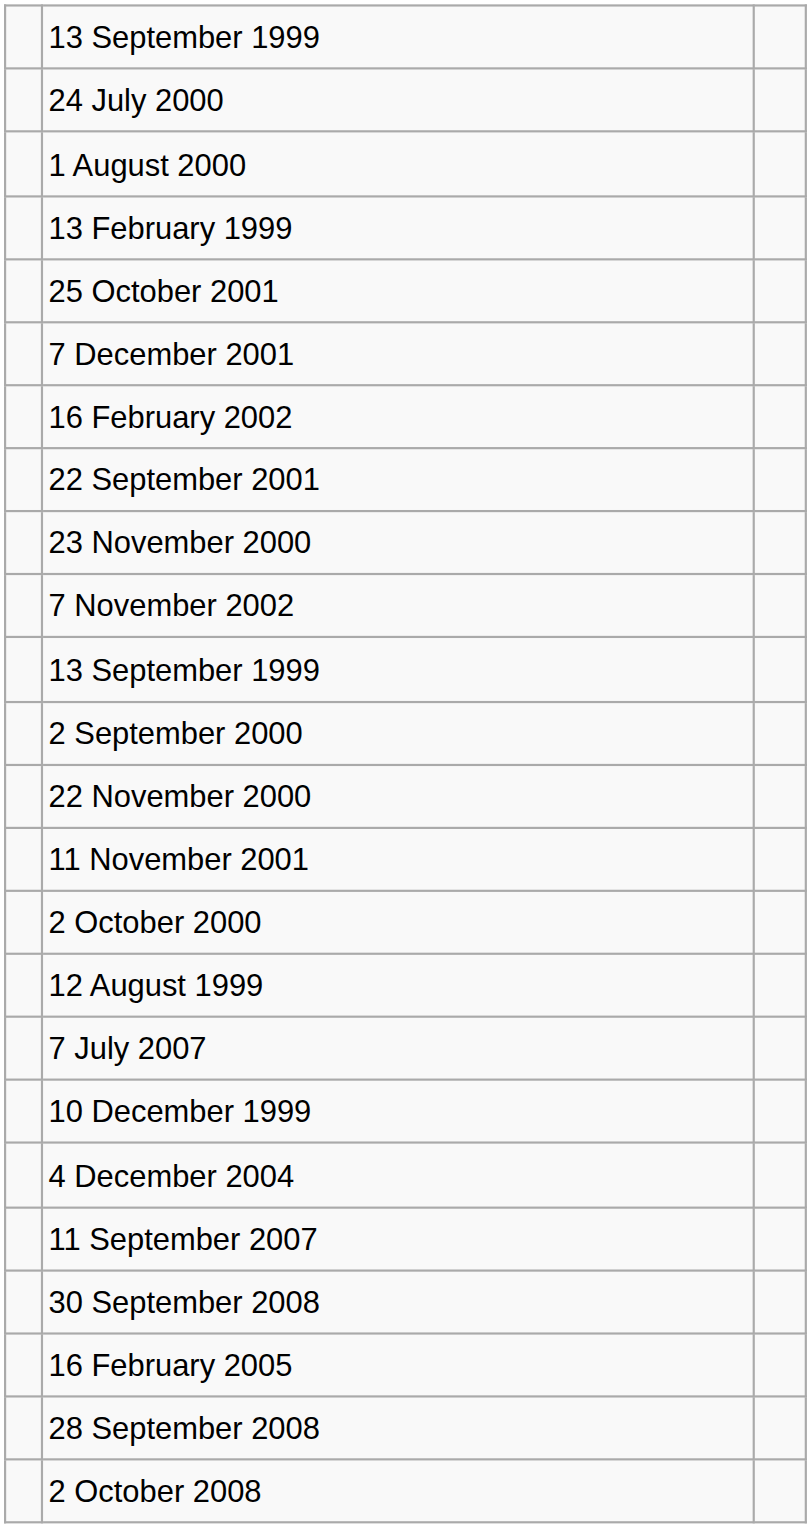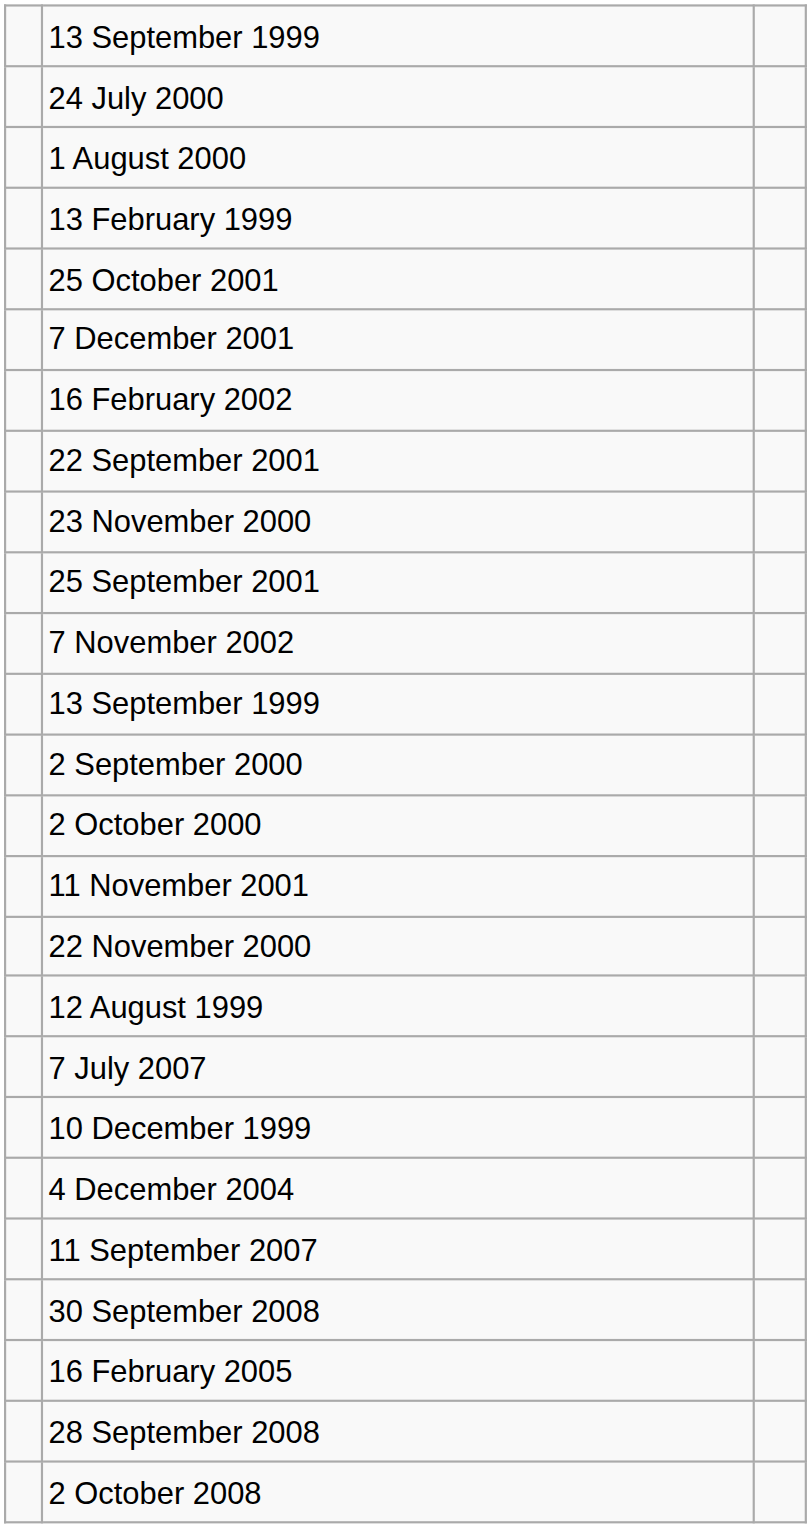+ row: (23, 582)
rows swapped: (23, 796) <-> (23, 922)
